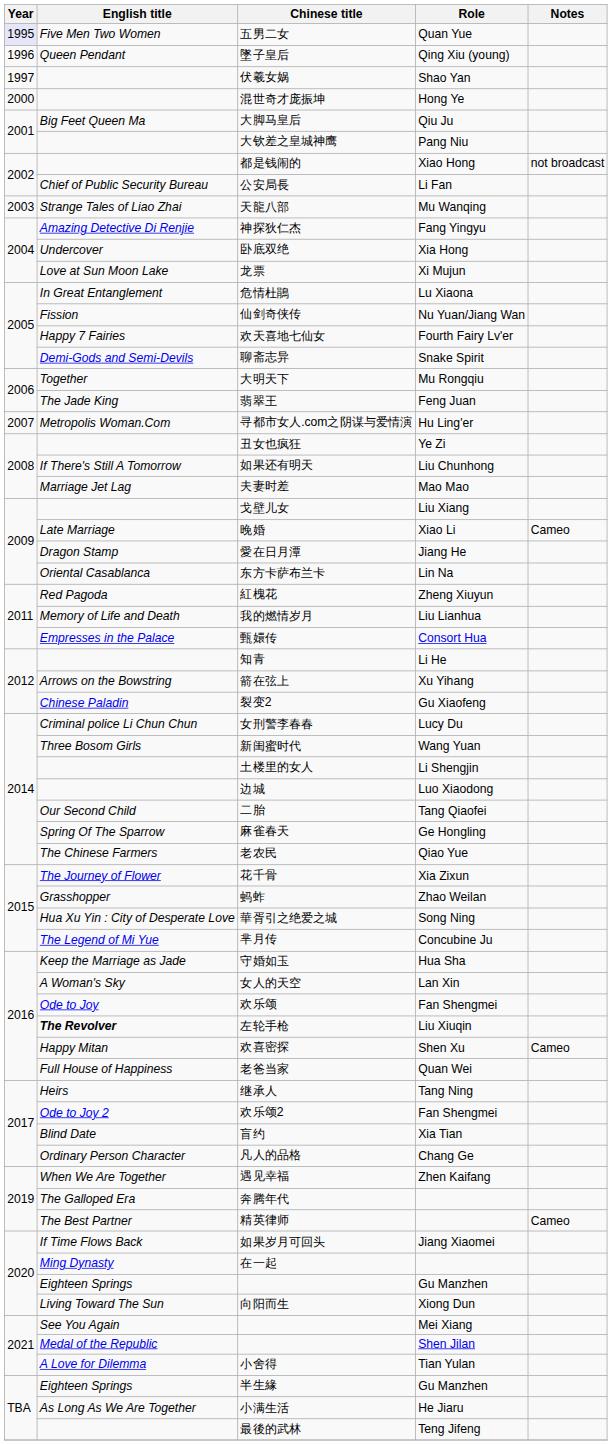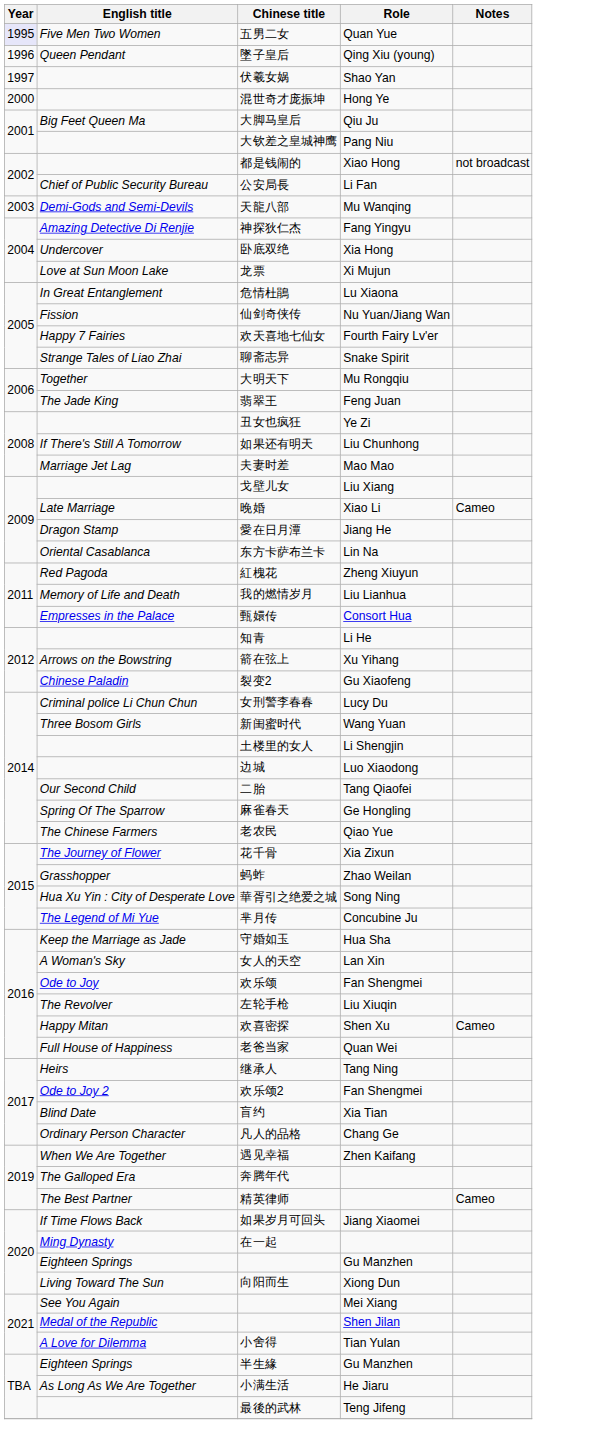(111, 207) Strange Tales of Liao Zhai -> (117, 207) Demi-Gods and Semi-Devils
(117, 358) Demi-Gods and Semi-Devils -> (111, 358) Strange Tales of Liao Zhai
- row: (326, 422)
(78, 1026) bold -> (76, 1004) normal
